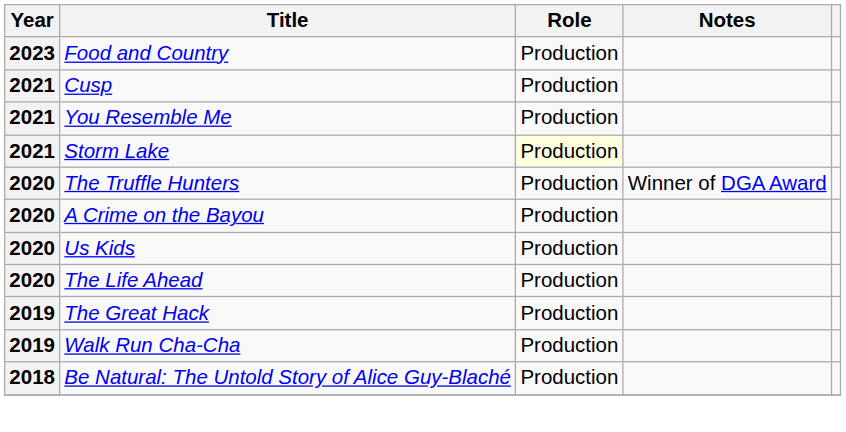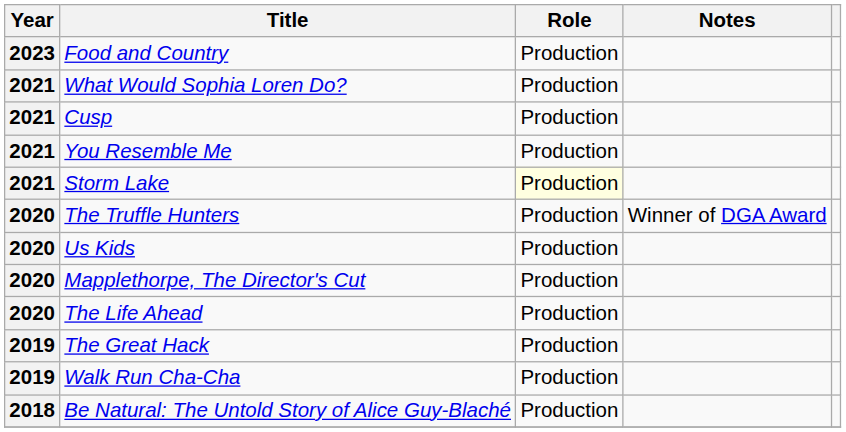+ row: (206, 85)
- row: (164, 215)
+ row: (215, 280)
